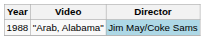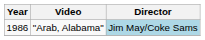(17, 27) 1988 -> (17, 27) 1986
